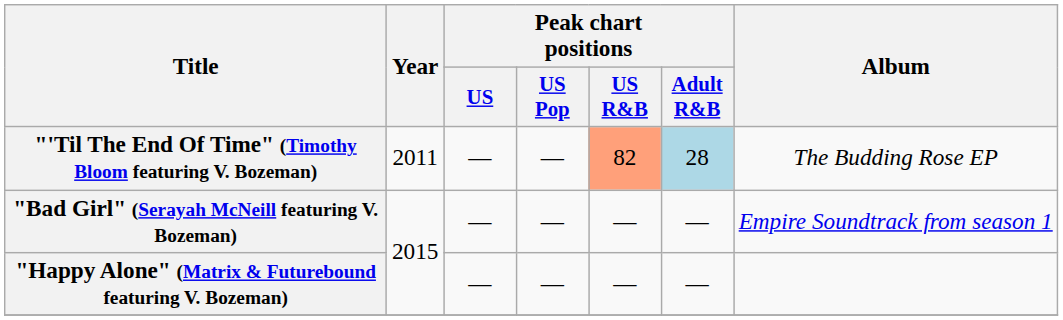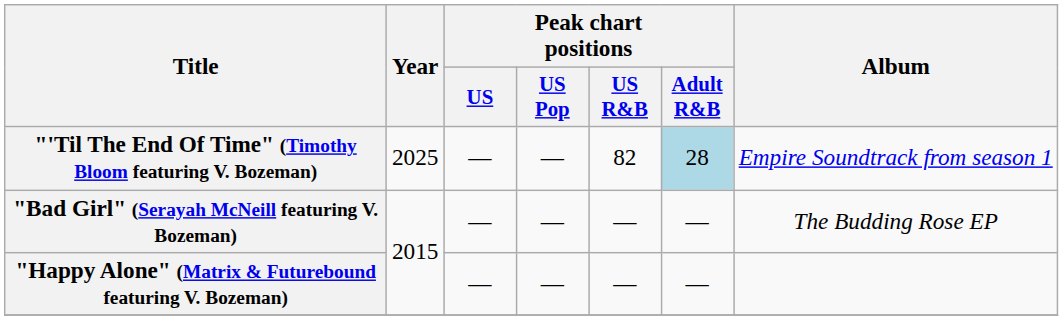(415, 157) 2011 -> (415, 157) 2025
(625, 157) lightsalmon background -> (625, 157) no background
(896, 157) The Budding Rose EP -> (896, 157) Empire Soundtrack from season 1
(896, 220) Empire Soundtrack from season 1 -> (896, 220) The Budding Rose EP
